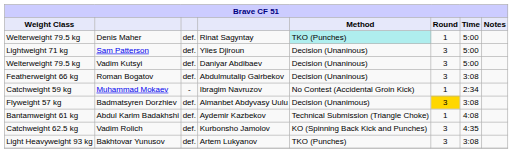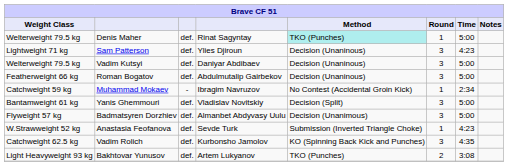(471, 50) 5:00 -> (467, 50) 4:23
(471, 76) 3:08 -> (467, 76) 5:00
+ row: (128, 102)
(445, 102) gold background -> (441, 115) no background
(471, 102) 3:08 -> (467, 115) 5:00
- row: (138, 115)
+ row: (134, 128)
(445, 141) 3 -> (441, 155) 2
